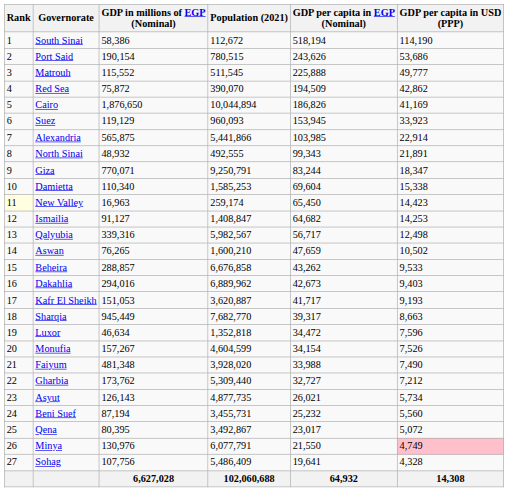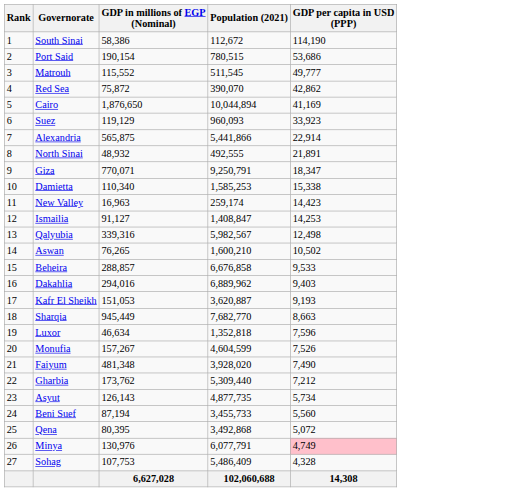- column: (344, 18)
(12, 202) lightyellow background -> (12, 202) no background
(231, 413) 3,455,731 -> (231, 413) 3,455,733
(231, 430) 3,492,867 -> (231, 430) 3,492,868
(118, 462) 107,756 -> (118, 462) 107,753
